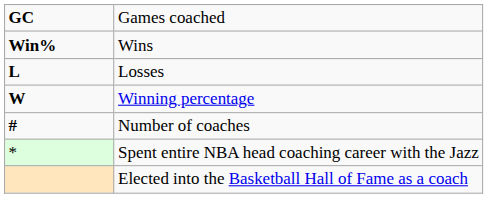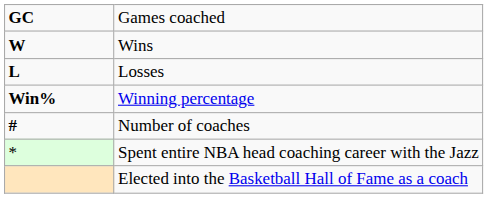(32, 44) Win% -> (17, 44) W
(17, 98) W -> (32, 98) Win%
